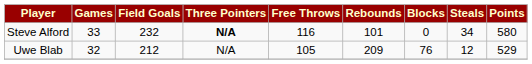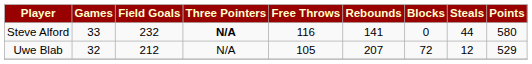(374, 31) 101 -> (374, 31) 141
(467, 31) 34 -> (467, 31) 44
(374, 50) 209 -> (374, 50) 207
(426, 50) 76 -> (426, 50) 72
